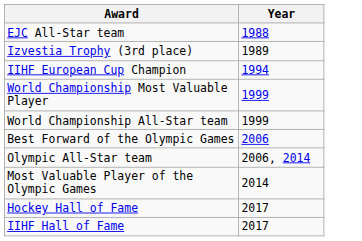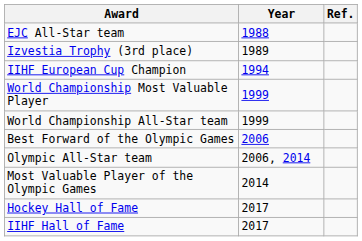+ column: (341, 14)
